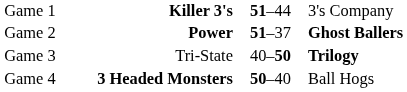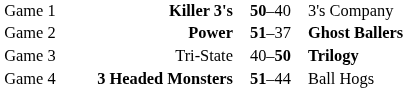(270, 10) 51–44 -> (270, 10) 50–40
(270, 78) 50–40 -> (270, 78) 51–44
